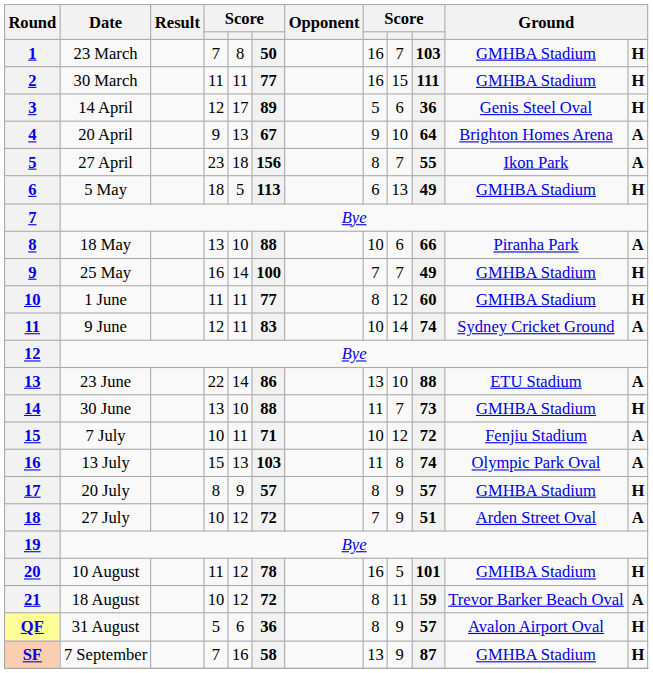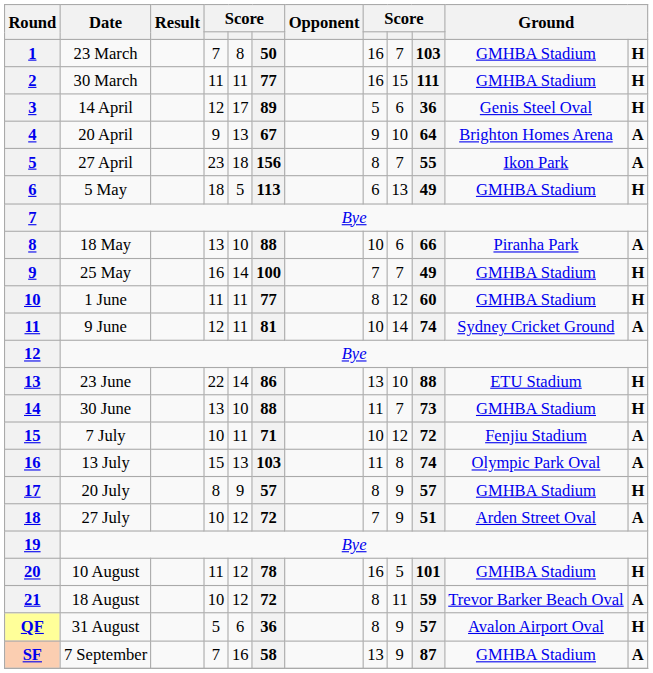(269, 326) 83 -> (269, 326) 81
(638, 381) A -> (638, 381) H
(638, 654) H -> (638, 654) A
